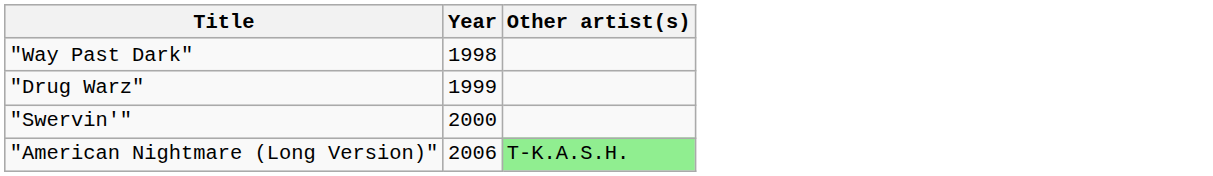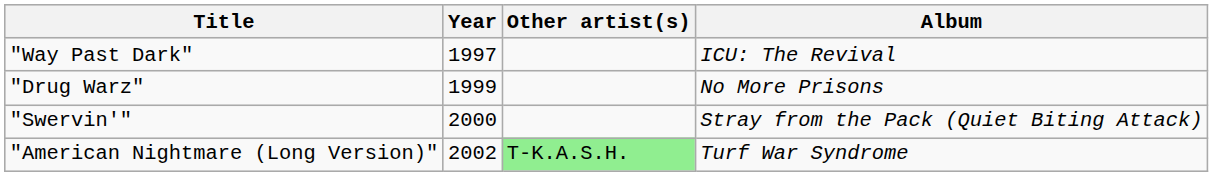+ column: (951, 21)
(473, 55) 1998 -> (473, 55) 1997
(473, 154) 2006 -> (473, 154) 2002
